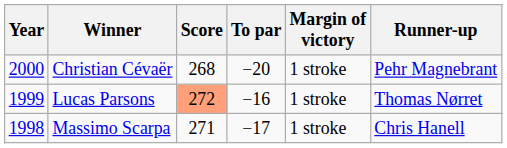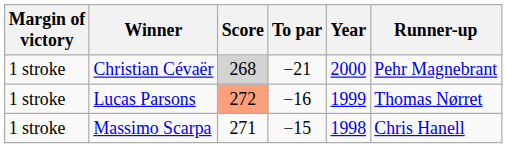columns swapped: (26, 29) <-> (328, 29)
(202, 69) no background -> (243, 69) lightgrey background
(256, 69) −20 -> (297, 69) −21
(256, 128) −17 -> (297, 128) −15
